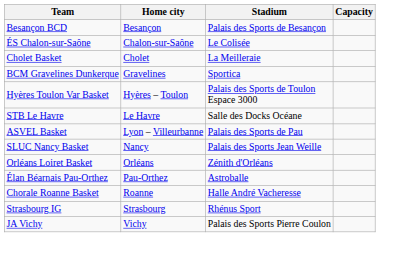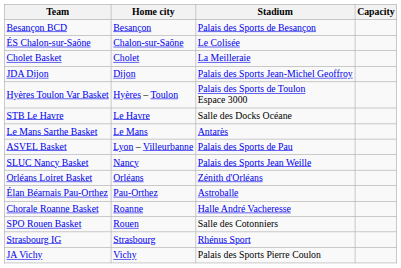+ row: (28, 74)
- row: (63, 74)
+ row: (52, 131)
+ row: (44, 224)
